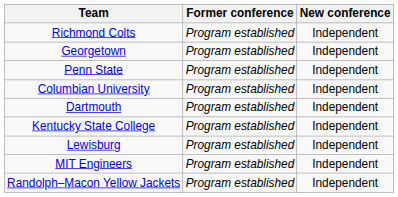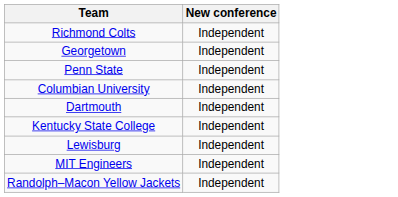- column: (240, 13)
